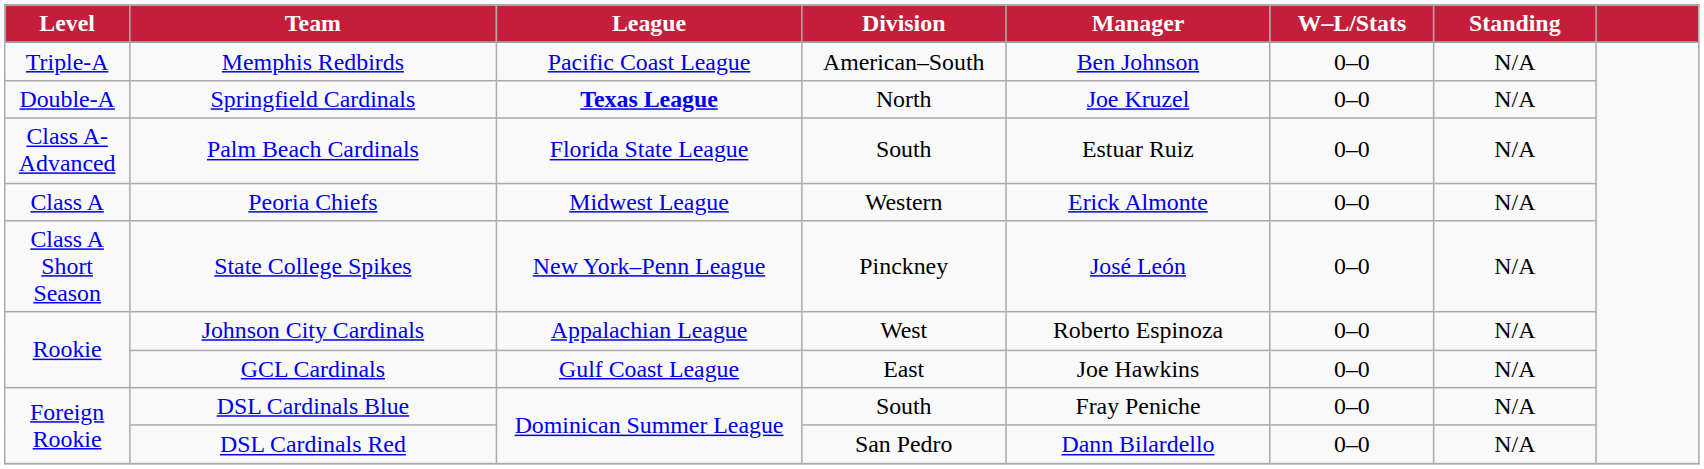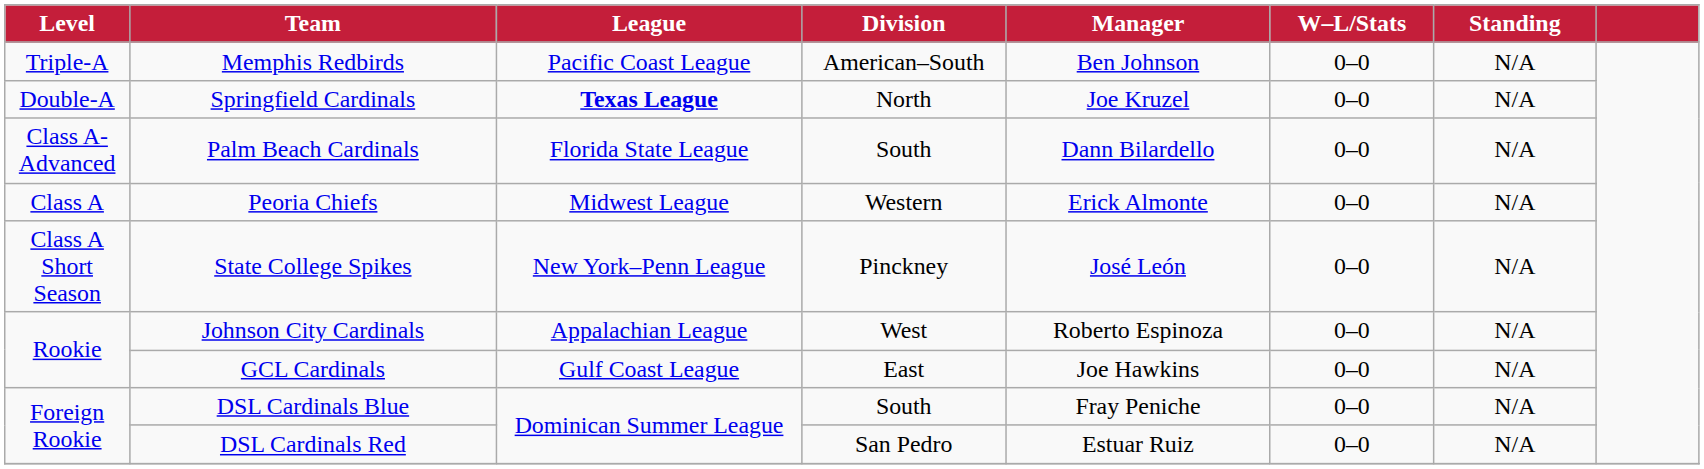(1138, 150) Estuar Ruiz -> (1138, 150) Dann Bilardello
(1138, 444) Dann Bilardello -> (1138, 444) Estuar Ruiz
